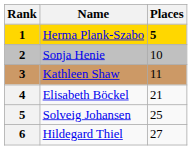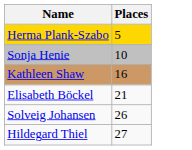- column: (22, 14)
(153, 34) bold -> (118, 34) normal
(156, 74) 11 -> (121, 74) 16
(156, 114) 25 -> (121, 114) 26
